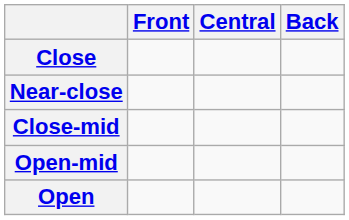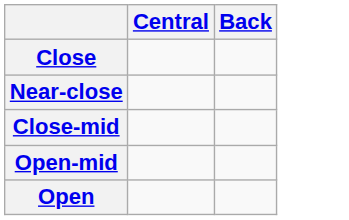- column: (161, 22)
